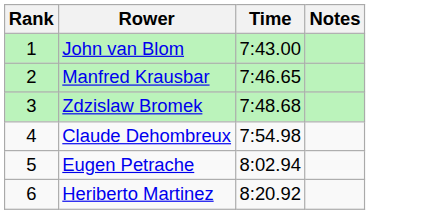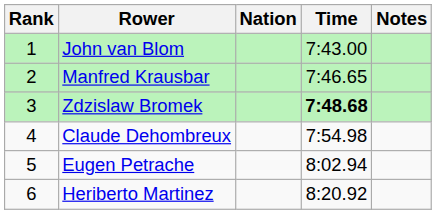+ column: (268, 19)
(270, 106) normal -> (336, 106) bold
